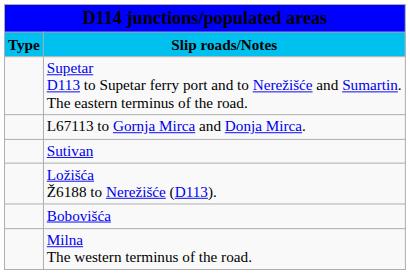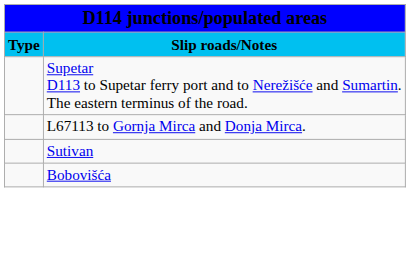- row: (132, 183)
- row: (149, 248)
